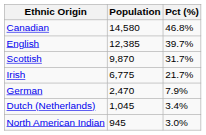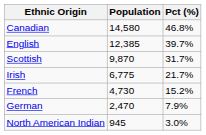+ row: (22, 91)
- row: (51, 106)
